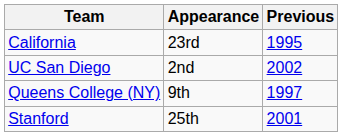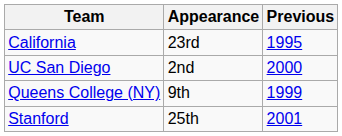(284, 67) 2002 -> (284, 67) 2000
(284, 93) 1997 -> (284, 93) 1999
